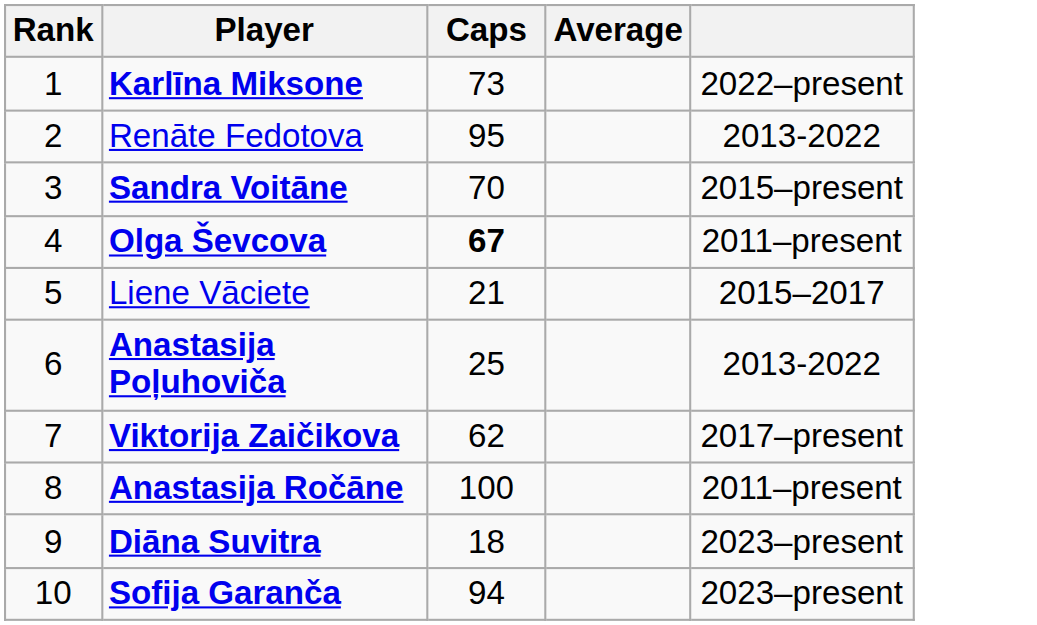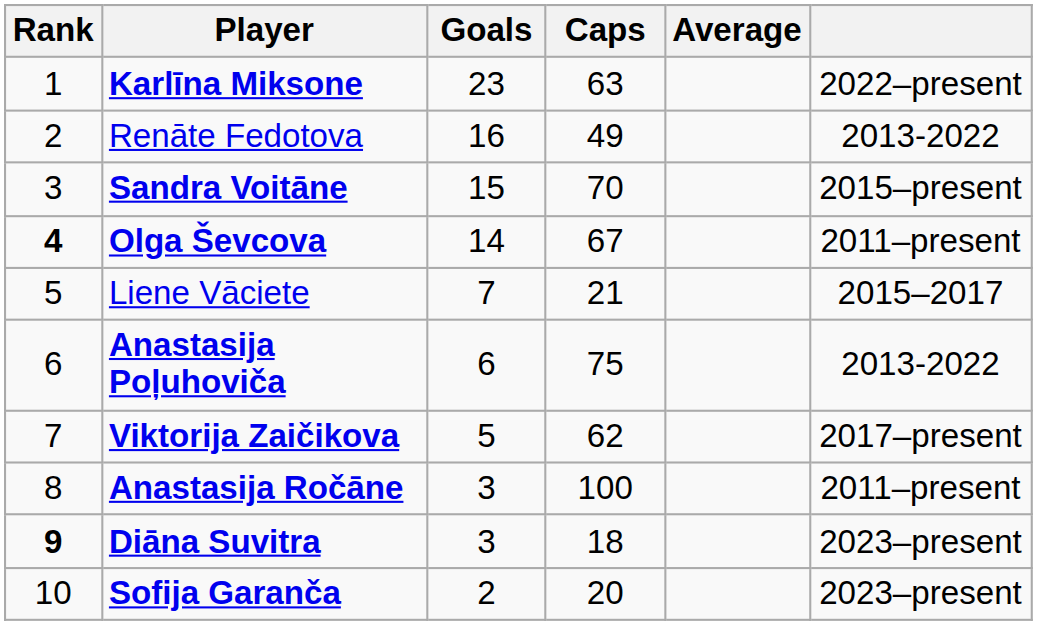+ column: (486, 30)
(486, 83) 73 -> (605, 83) 63
(486, 135) 95 -> (605, 135) 49
(53, 240) normal -> (53, 240) bold
(486, 240) bold -> (605, 240) normal
(486, 364) 25 -> (605, 364) 75
(53, 540) normal -> (53, 540) bold
(486, 593) 94 -> (605, 593) 20
